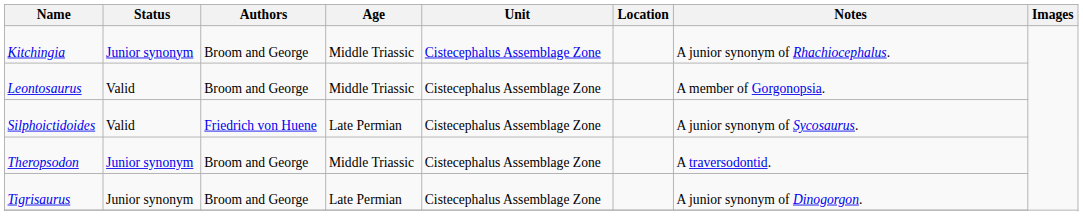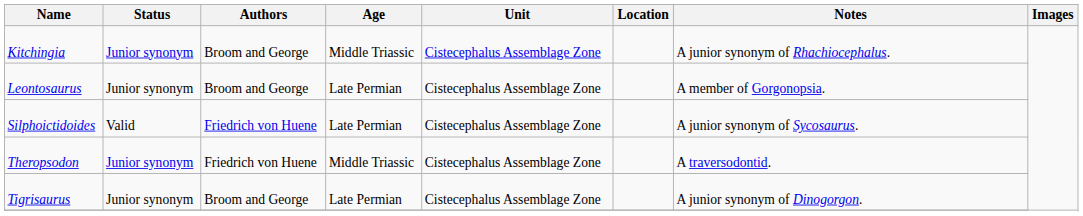(120, 89) Valid -> (150, 89) Junior synonym
(371, 89) Middle Triassic -> (365, 89) Late Permian
(256, 162) Broom and George -> (261, 162) Friedrich von Huene
